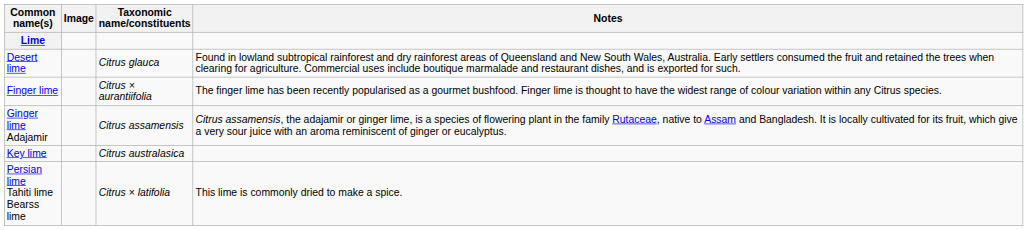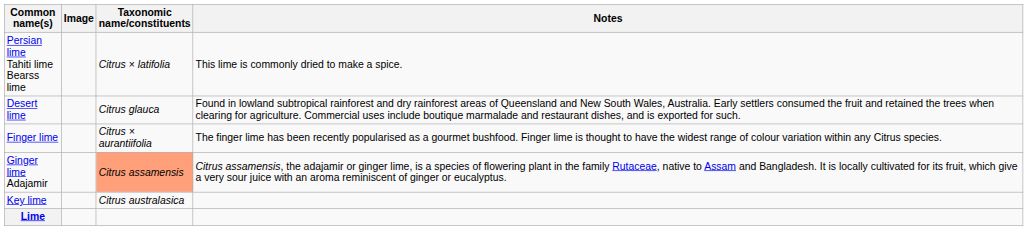rows swapped: (33, 40) <-> (30, 193)
(141, 125) no background -> (141, 172) lightsalmon background
